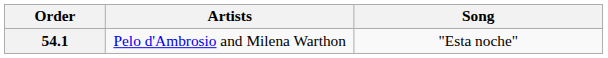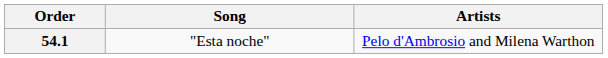columns swapped: (230, 16) <-> (478, 16)
